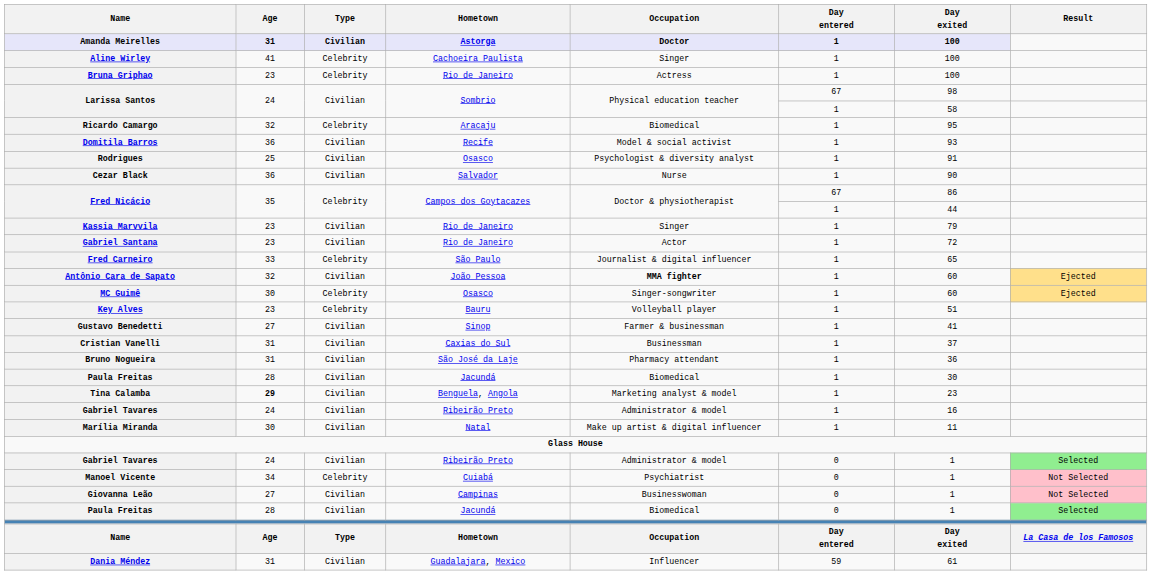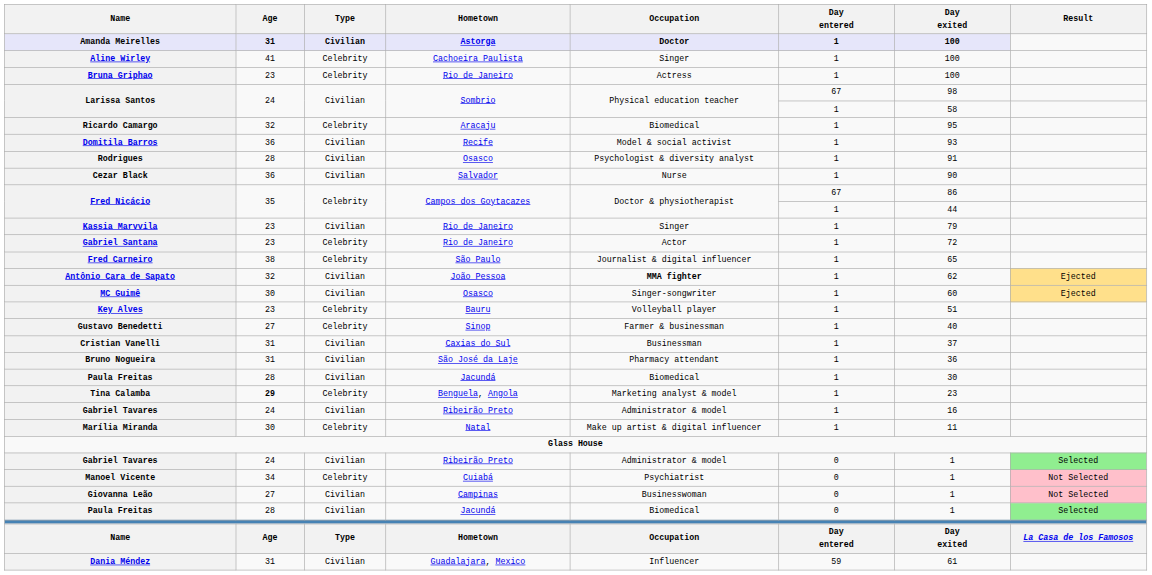(270, 159) 25 -> (270, 159) 28
(345, 243) Civilian -> (345, 243) Celebrity
(270, 260) 33 -> (270, 260) 38
(952, 277) 60 -> (952, 277) 62
(345, 293) Celebrity -> (345, 293) Civilian
(345, 327) Civilian -> (345, 327) Celebrity
(952, 327) 41 -> (952, 327) 40
(345, 394) Civilian -> (345, 394) Celebrity
(345, 427) Civilian -> (345, 427) Celebrity
